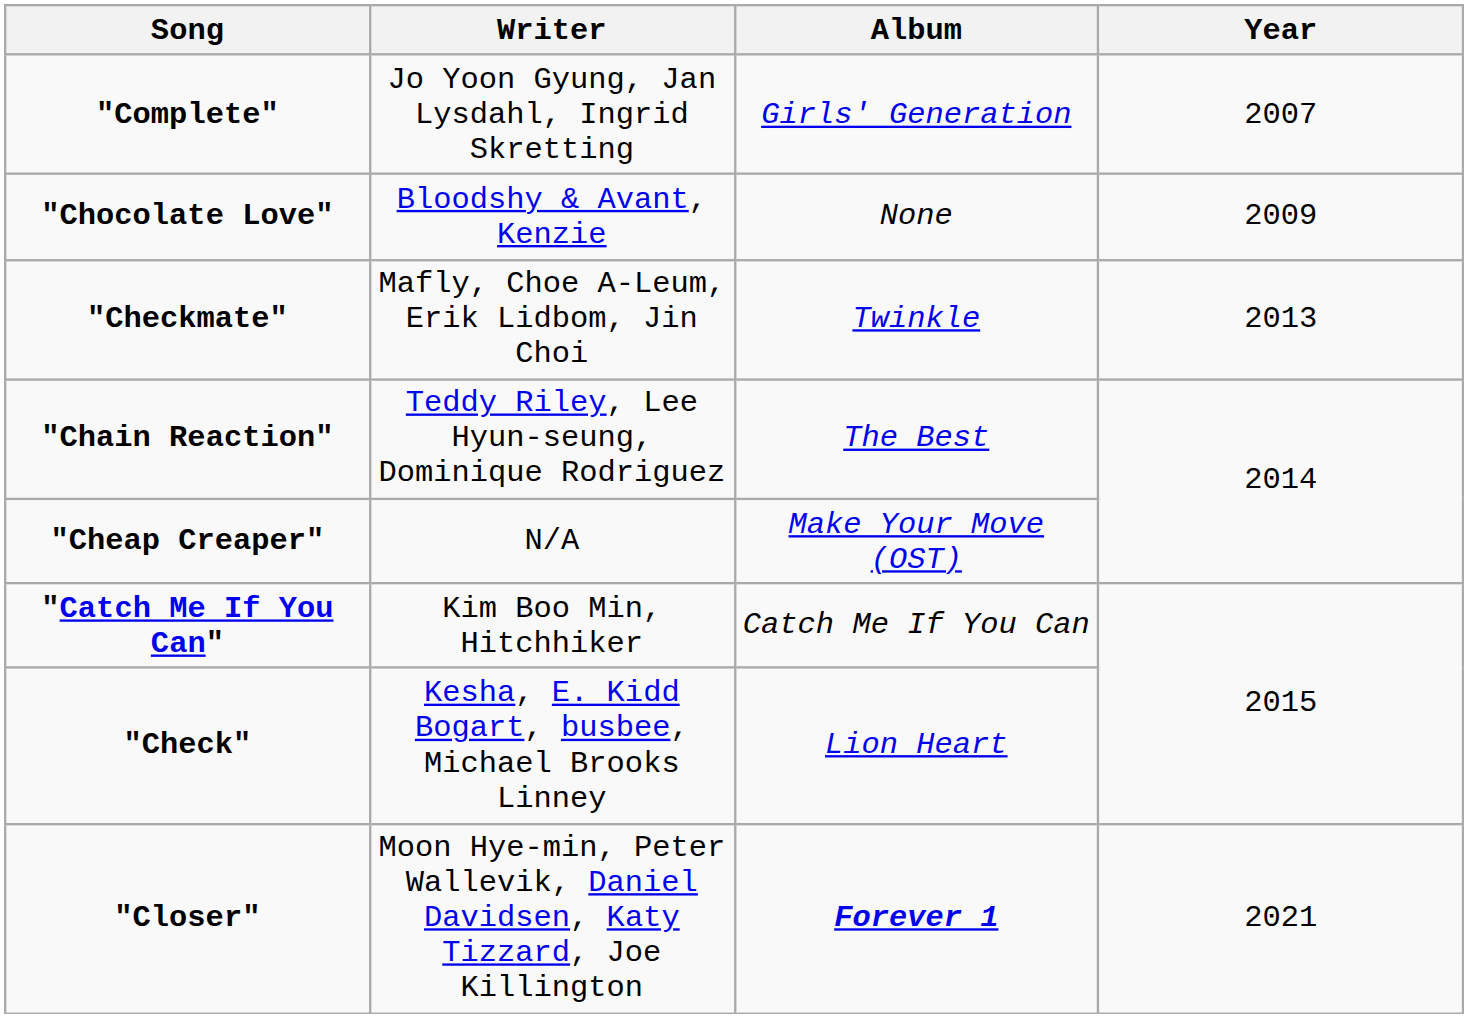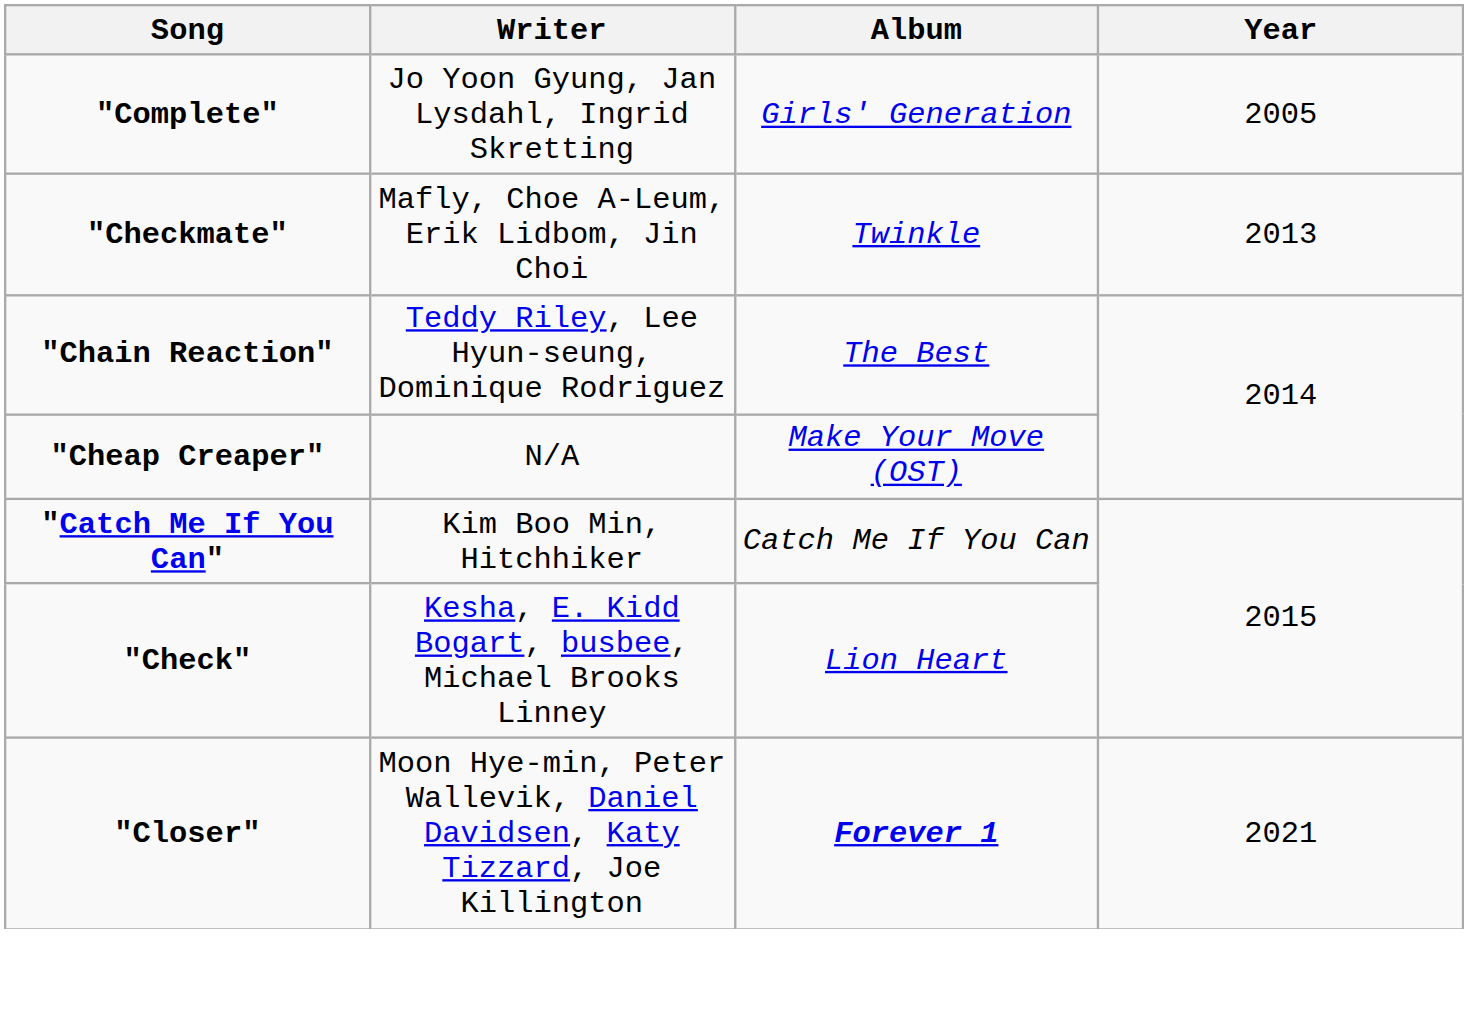(1281, 115) 2007 -> (1281, 115) 2005
- row: (187, 217)
